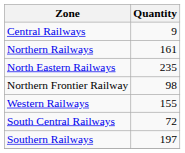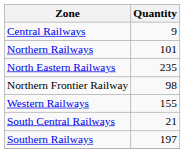(168, 49) 161 -> (168, 49) 101
(171, 121) 72 -> (171, 121) 21
